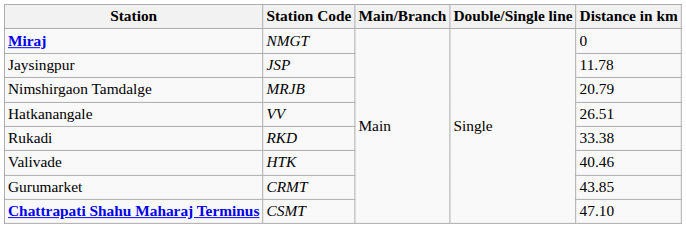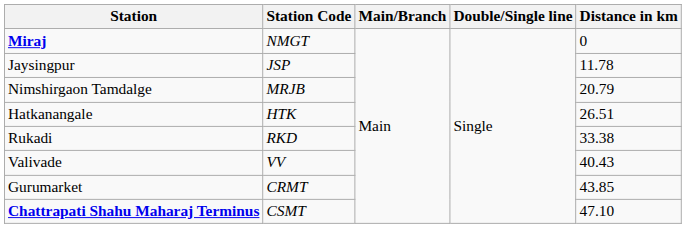(276, 114) VV -> (281, 114) HTK
(281, 162) HTK -> (276, 162) VV
(597, 162) 40.46 -> (597, 162) 40.43
